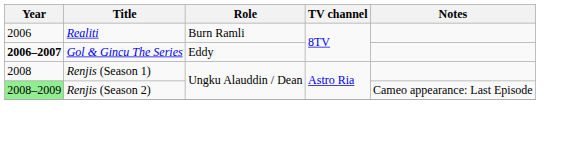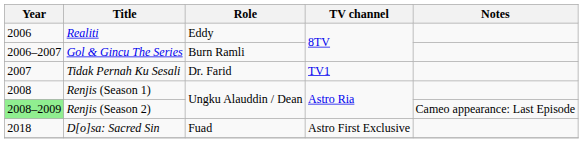(216, 33) Burn Ramli -> (201, 33) Eddy
(34, 52) bold -> (34, 52) normal
(201, 52) Eddy -> (216, 52) Burn Ramli
+ row: (124, 71)
+ row: (113, 128)
